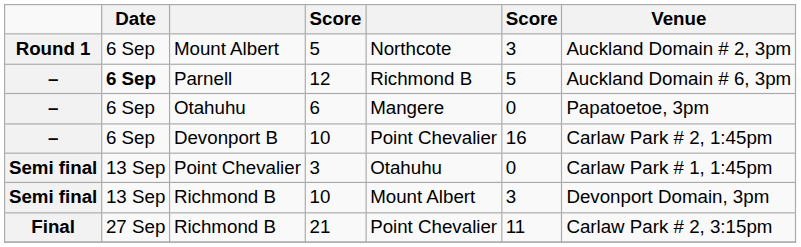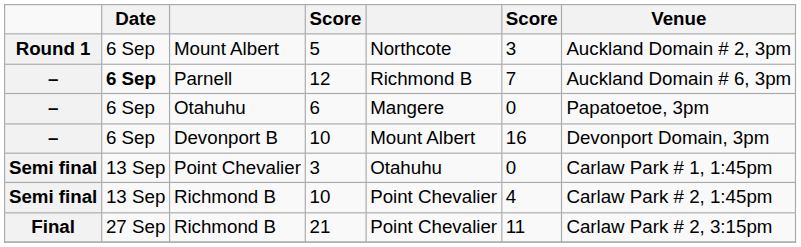(511, 78) 5 -> (511, 78) 7
(434, 138) Point Chevalier -> (423, 138) Mount Albert
(669, 138) Carlaw Park # 2, 1:45pm -> (668, 138) Devonport Domain, 3pm
(423, 197) Mount Albert -> (434, 197) Point Chevalier
(511, 197) 3 -> (511, 197) 4
(668, 197) Devonport Domain, 3pm -> (669, 197) Carlaw Park # 2, 1:45pm
